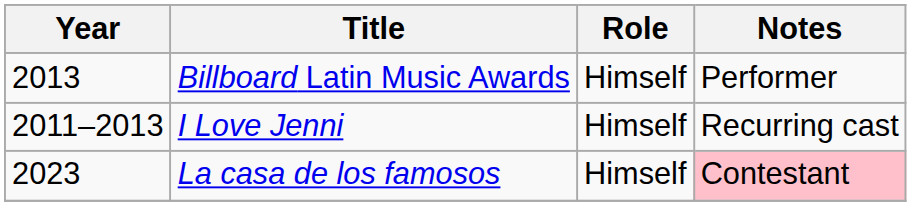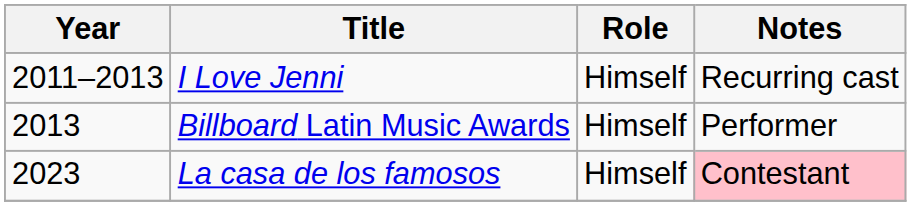rows swapped: (261, 126) <-> (374, 77)
